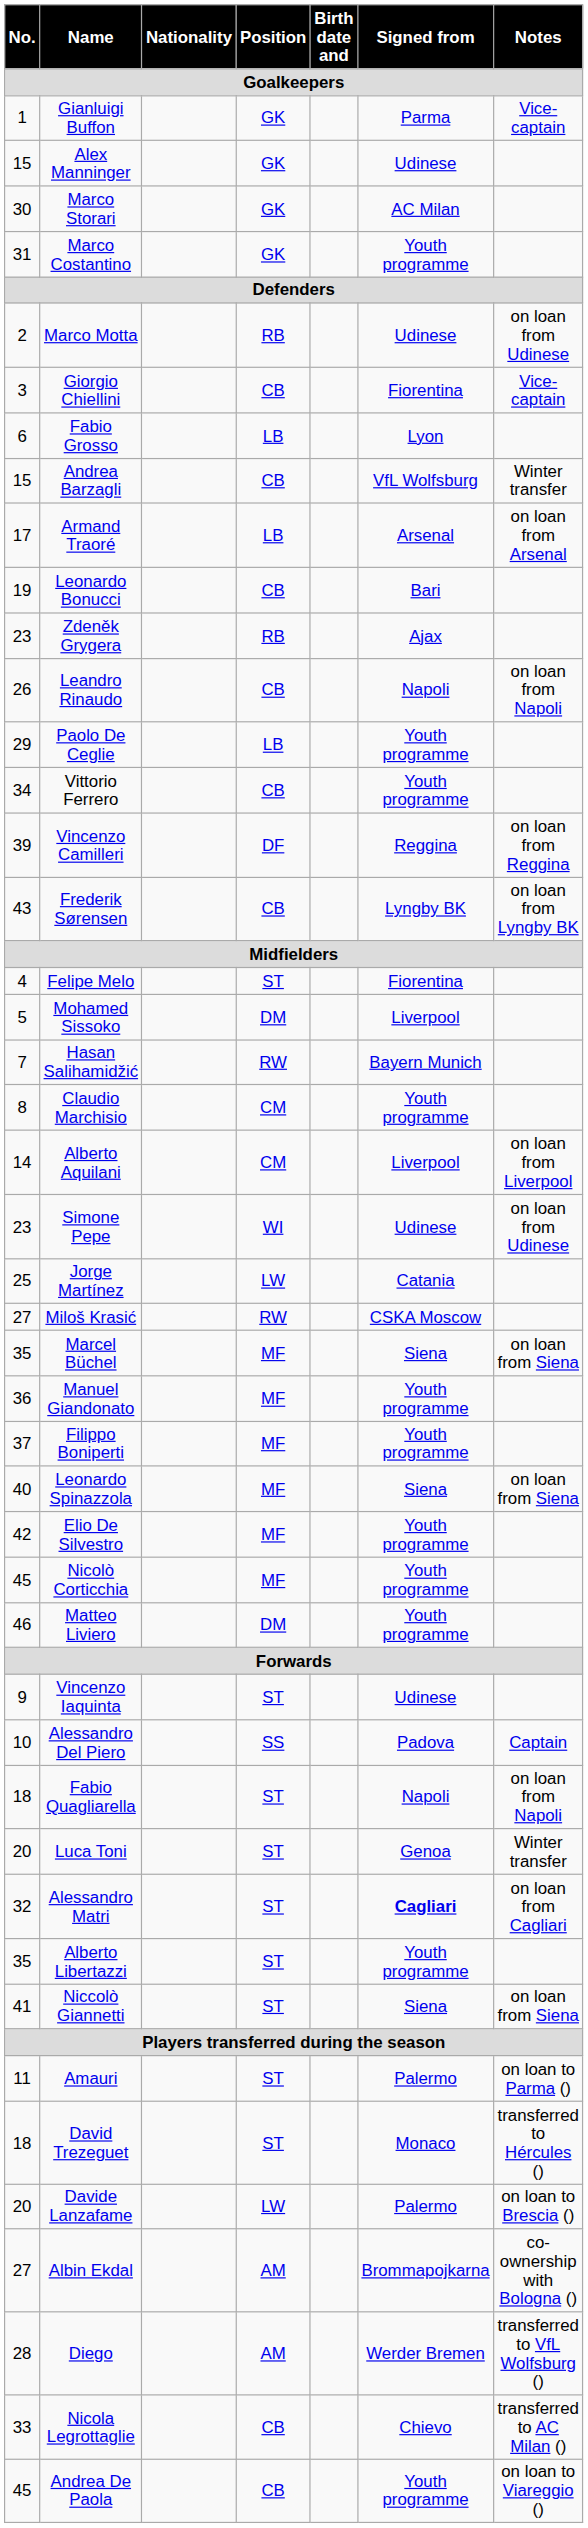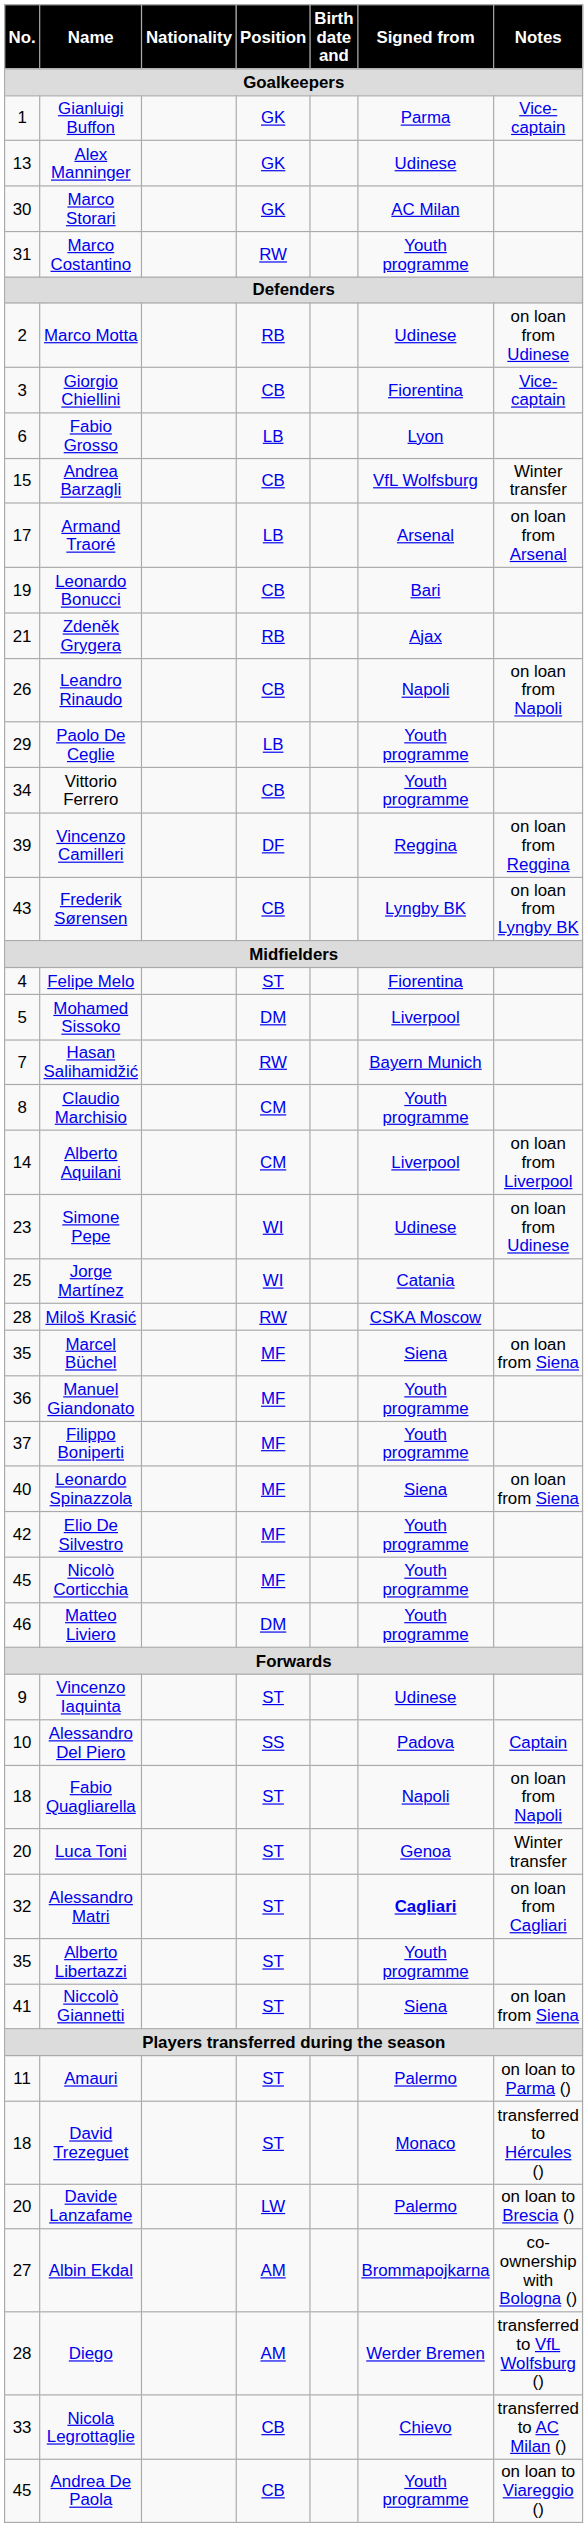(22, 164) 15 -> (22, 164) 13
(273, 254) GK -> (273, 254) RW
(22, 636) 23 -> (22, 636) 21
(273, 1281) LW -> (273, 1281) WI
(22, 1317) 27 -> (22, 1317) 28
